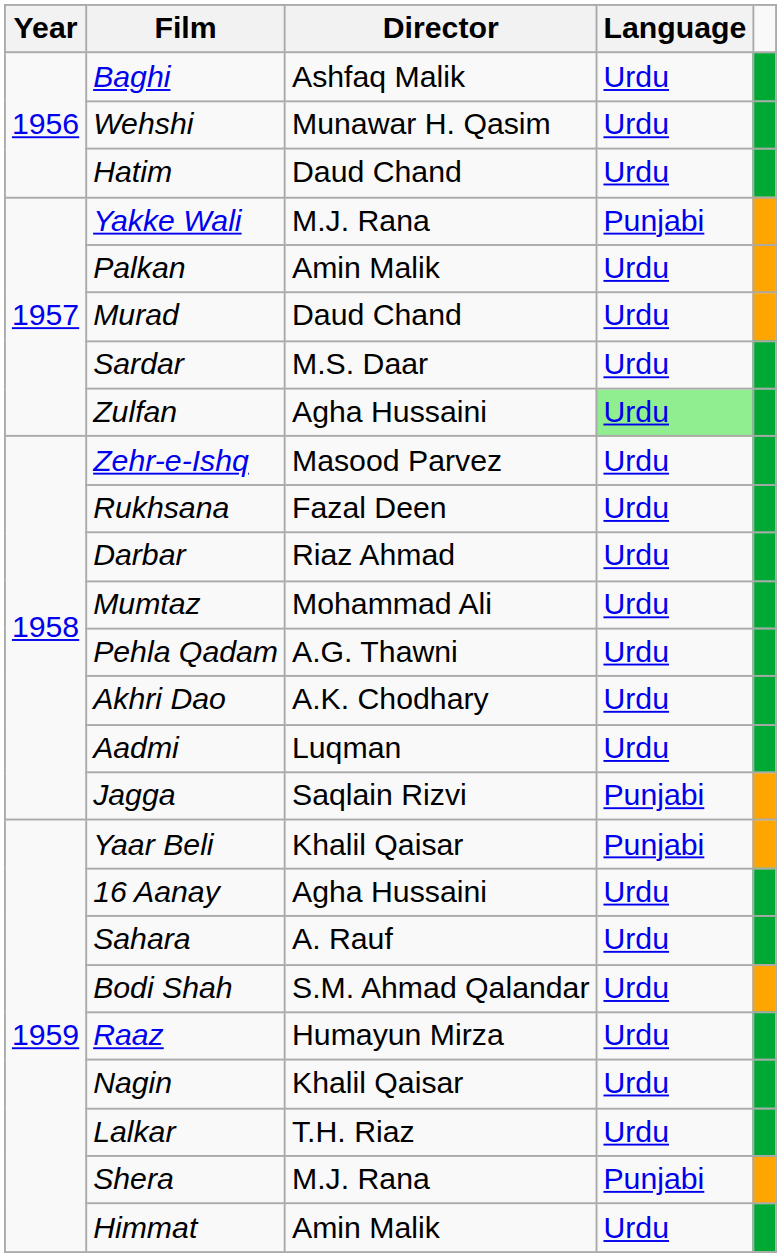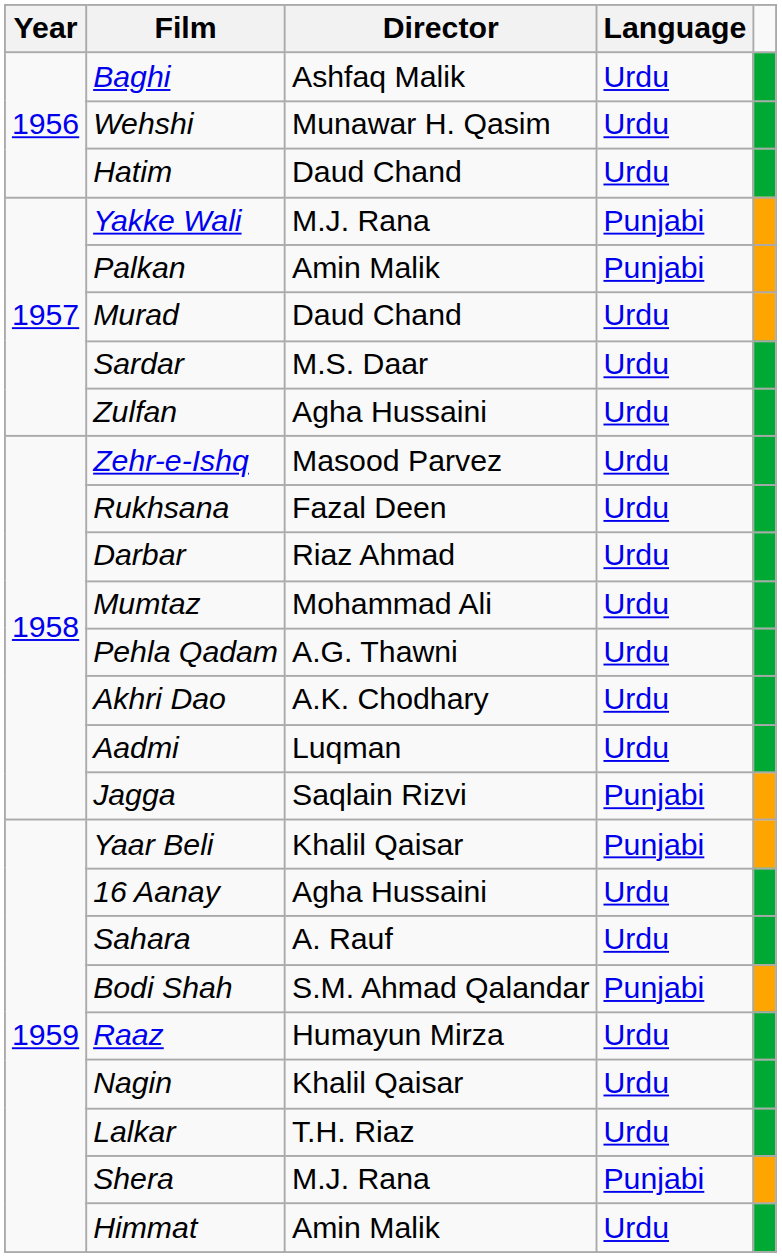(636, 268) Urdu -> (654, 268) Punjabi
(636, 412) lightgreen background -> (636, 412) no background
(636, 987) Urdu -> (654, 987) Punjabi
